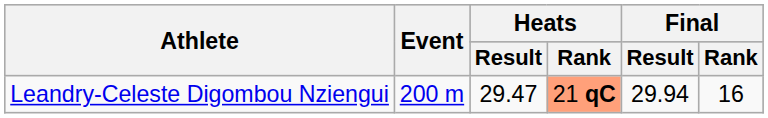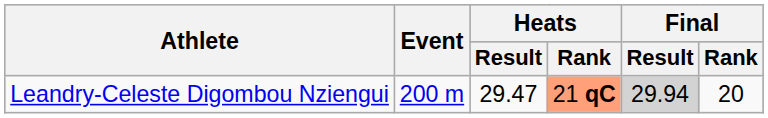(660, 95) no background -> (660, 95) lightgrey background
(731, 95) 16 -> (731, 95) 20
